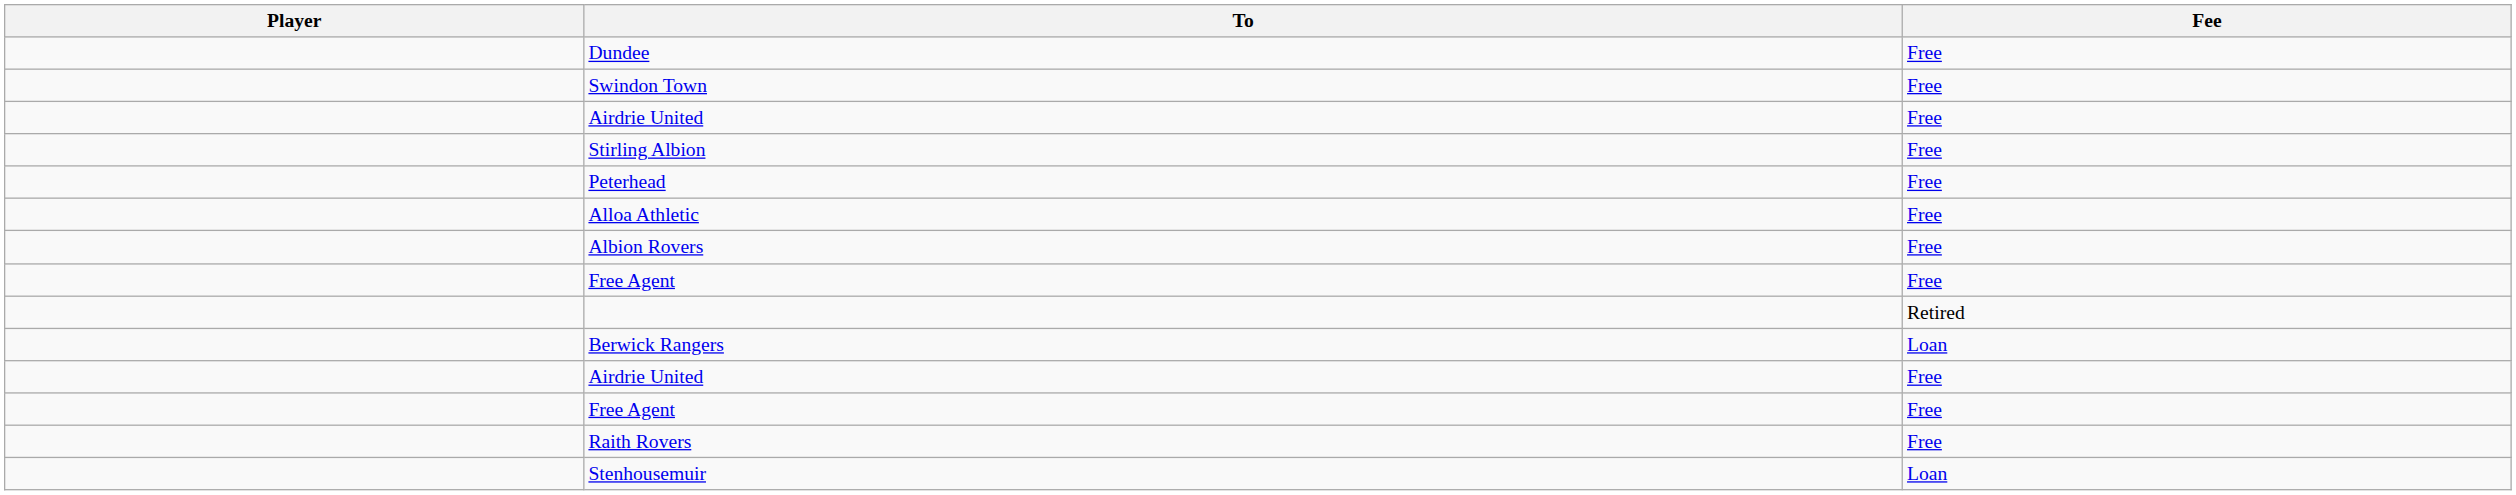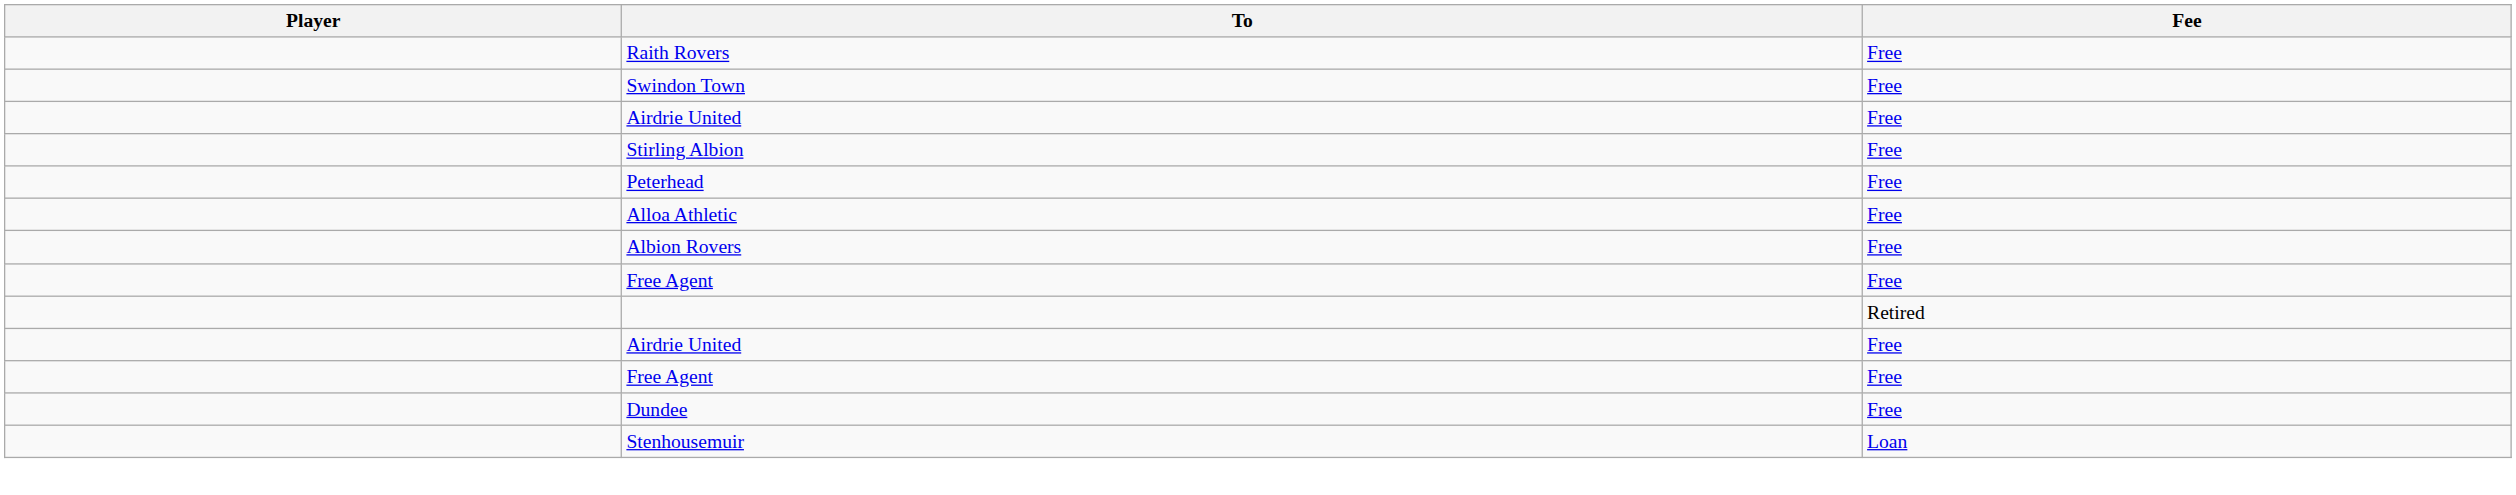rows swapped: (640, 441) <-> (619, 53)
- row: (656, 344)
